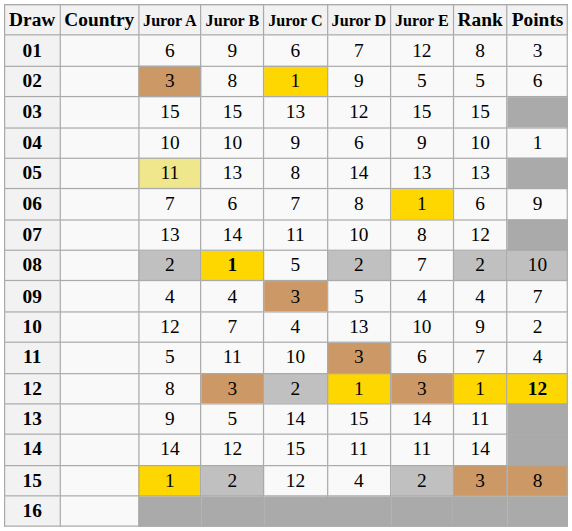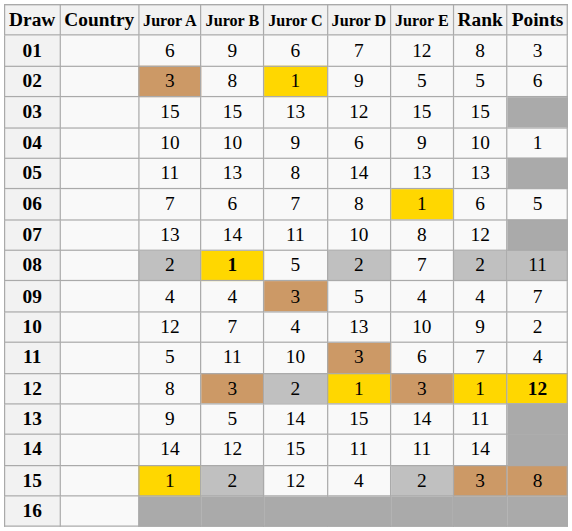(170, 173) khaki background -> (170, 173) no background
(538, 204) 9 -> (538, 204) 5
(538, 265) 10 -> (538, 265) 11
